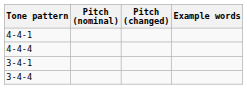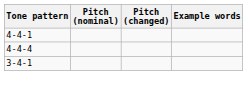- row: (19, 77)
